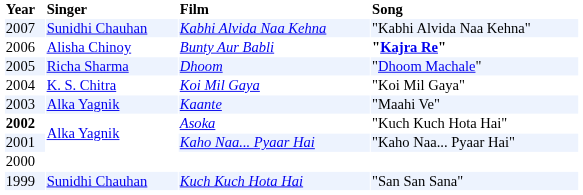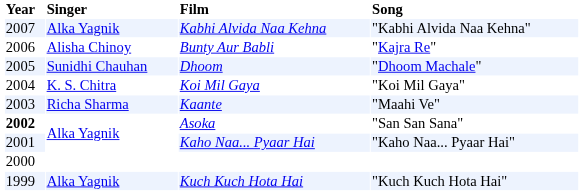(97, 28) Sunidhi Chauhan -> (83, 28) Alka Yagnik
(409, 47) bold -> (404, 47) normal
(88, 66) Richa Sharma -> (97, 66) Sunidhi Chauhan
(83, 104) Alka Yagnik -> (88, 104) Richa Sharma
(440, 123) "Kuch Kuch Hota Hai" -> (418, 123) "San San Sana"
(97, 181) Sunidhi Chauhan -> (83, 181) Alka Yagnik
(418, 181) "San San Sana" -> (440, 181) "Kuch Kuch Hota Hai"
